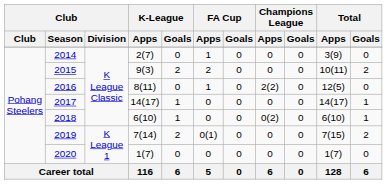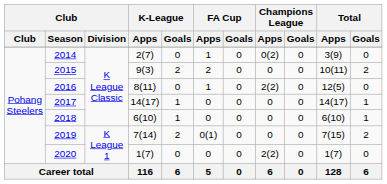(270, 54) 0 -> (270, 54) 0(2)
(270, 117) 0(2) -> (270, 117) 0
(270, 154) 0 -> (270, 154) 2(2)
